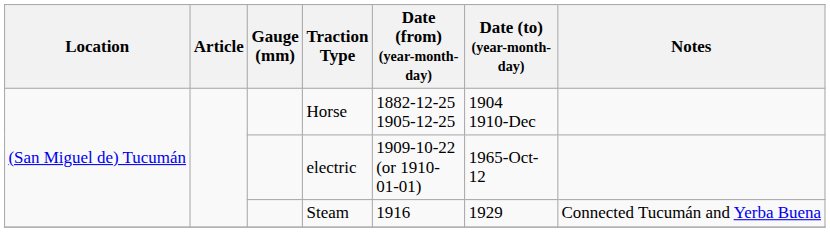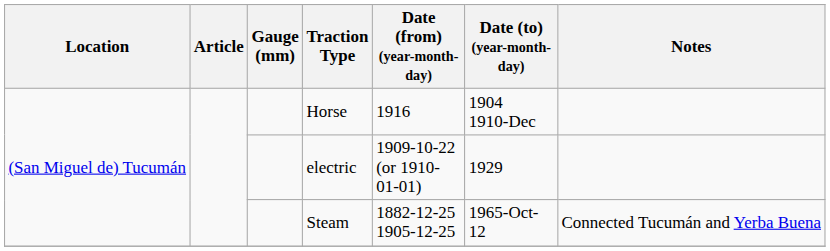(416, 111) 1882-12-25 1905-12-25 -> (393, 111) 1916
(504, 167) 1965-Oct-12 -> (486, 167) 1929
(393, 213) 1916 -> (416, 222) 1882-12-25 1905-12-25
(486, 213) 1929 -> (504, 222) 1965-Oct-12
